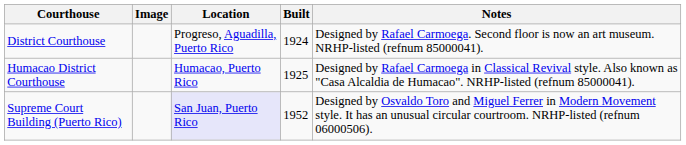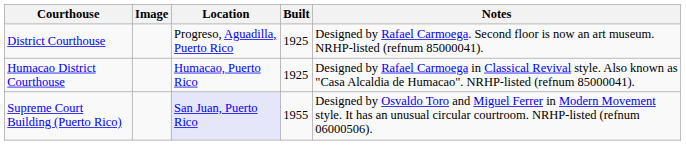(296, 41) 1924 -> (296, 41) 1925
(296, 115) 1952 -> (296, 115) 1955
